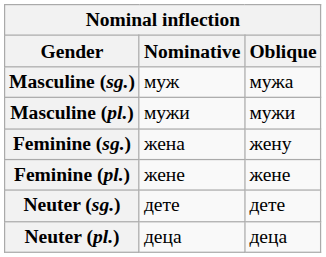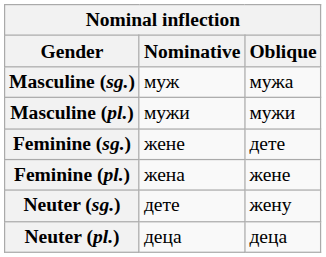(164, 143) жена -> (164, 143) жене
(270, 143) жену -> (267, 143) дете
(164, 174) жене -> (164, 174) жена
(267, 205) дете -> (270, 205) жену
